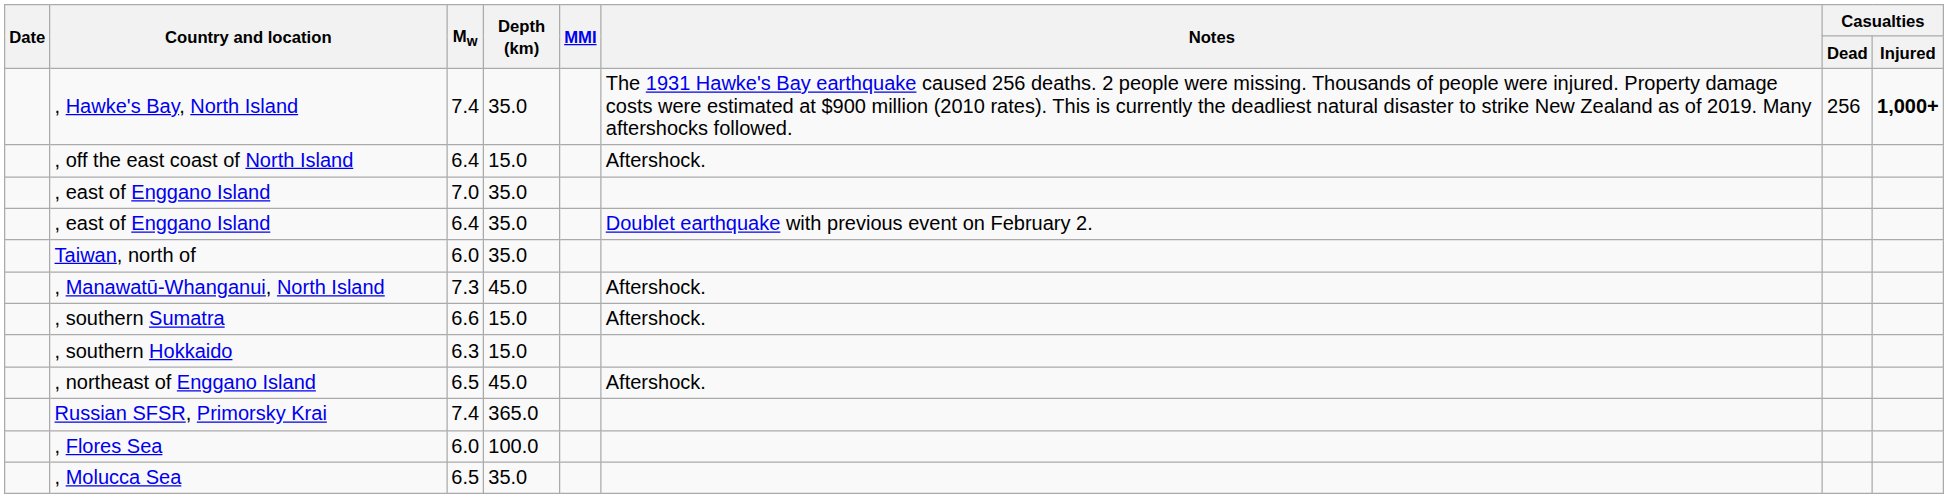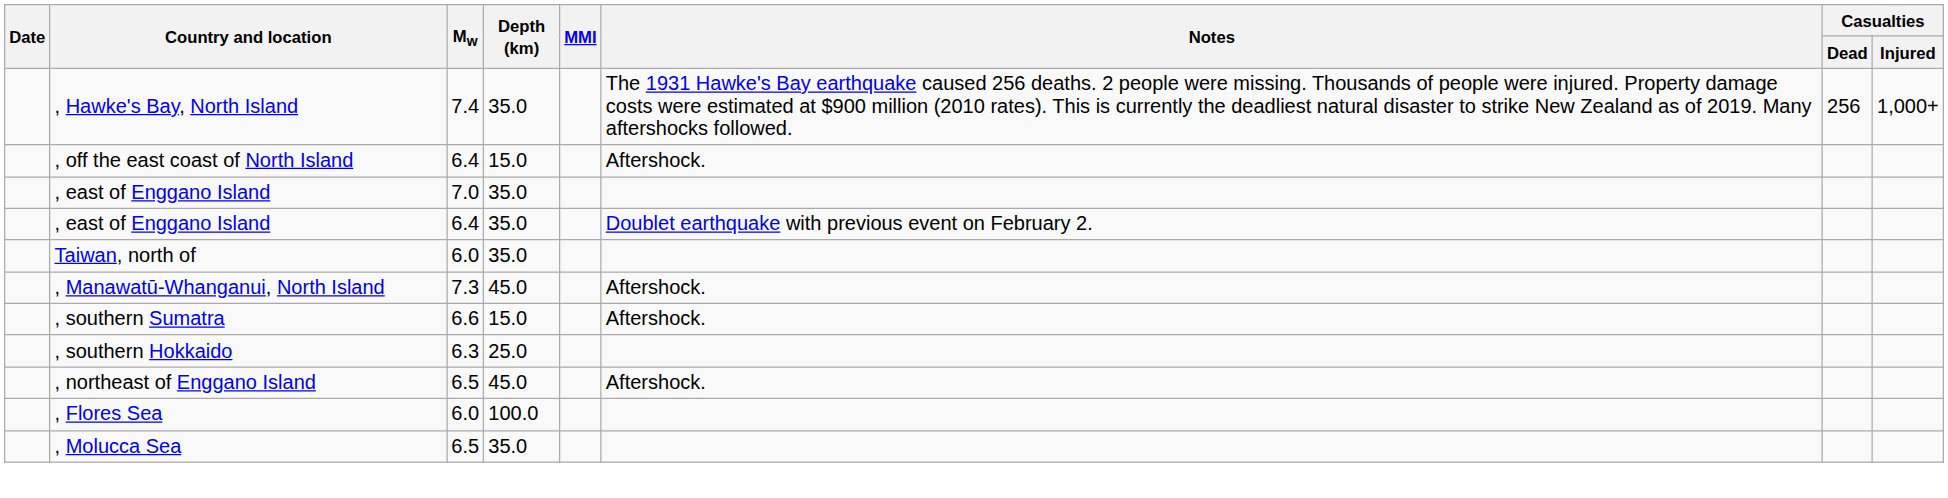(1908, 106) bold -> (1908, 106) normal
(508, 350) 15.0 -> (508, 350) 25.0
- row: (191, 414)
